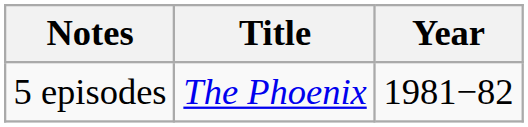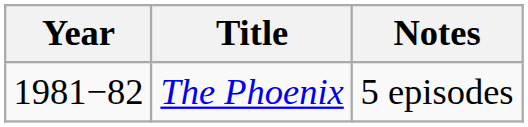columns swapped: (449, 33) <-> (90, 33)
